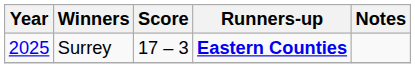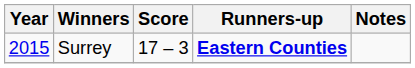(29, 47) 2025 -> (29, 47) 2015
